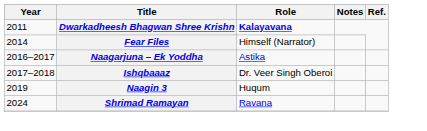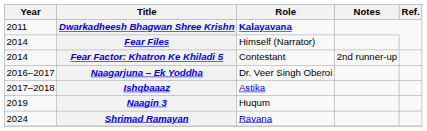+ row: (147, 57)
(252, 57) Astika -> (286, 73) Dr. Veer Singh Oberoi
(286, 73) Dr. Veer Singh Oberoi -> (252, 88) Astika
